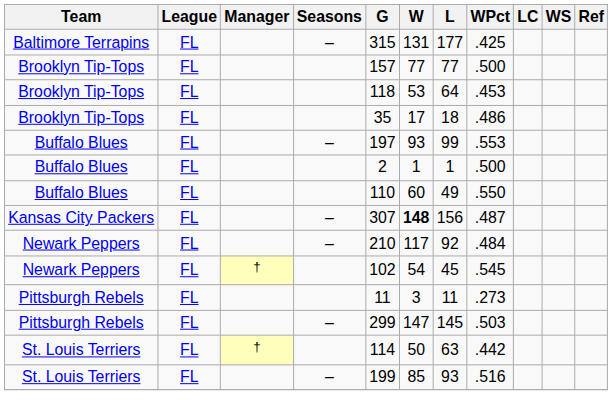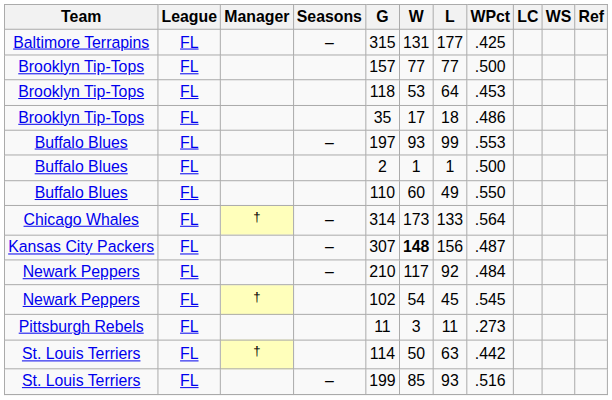+ row: (81, 220)
- row: (81, 322)
